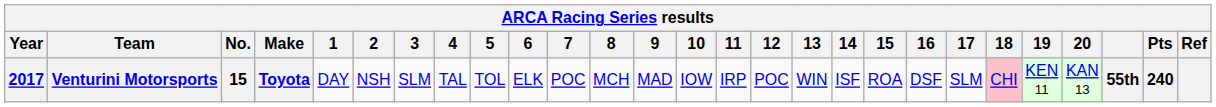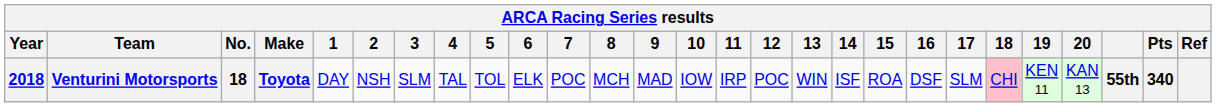(26, 80) 2017 -> (26, 80) 2018
(238, 80) 15 -> (238, 80) 18
(1160, 80) 240 -> (1160, 80) 340
